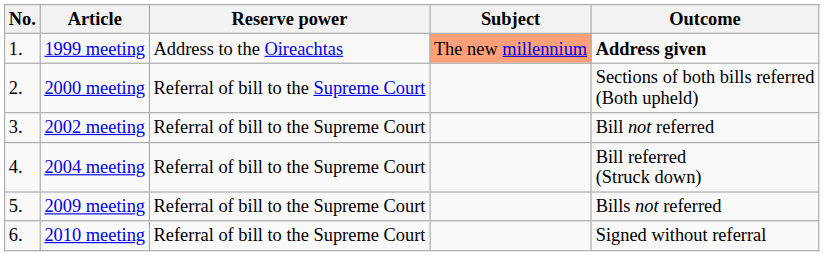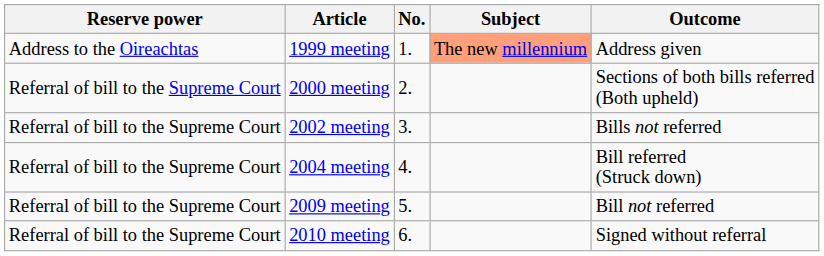columns swapped: (22, 19) <-> (289, 19)
(651, 48) bold -> (649, 48) normal
(655, 127) Bill not referred -> (659, 127) Bills not referred
(659, 206) Bills not referred -> (655, 206) Bill not referred
